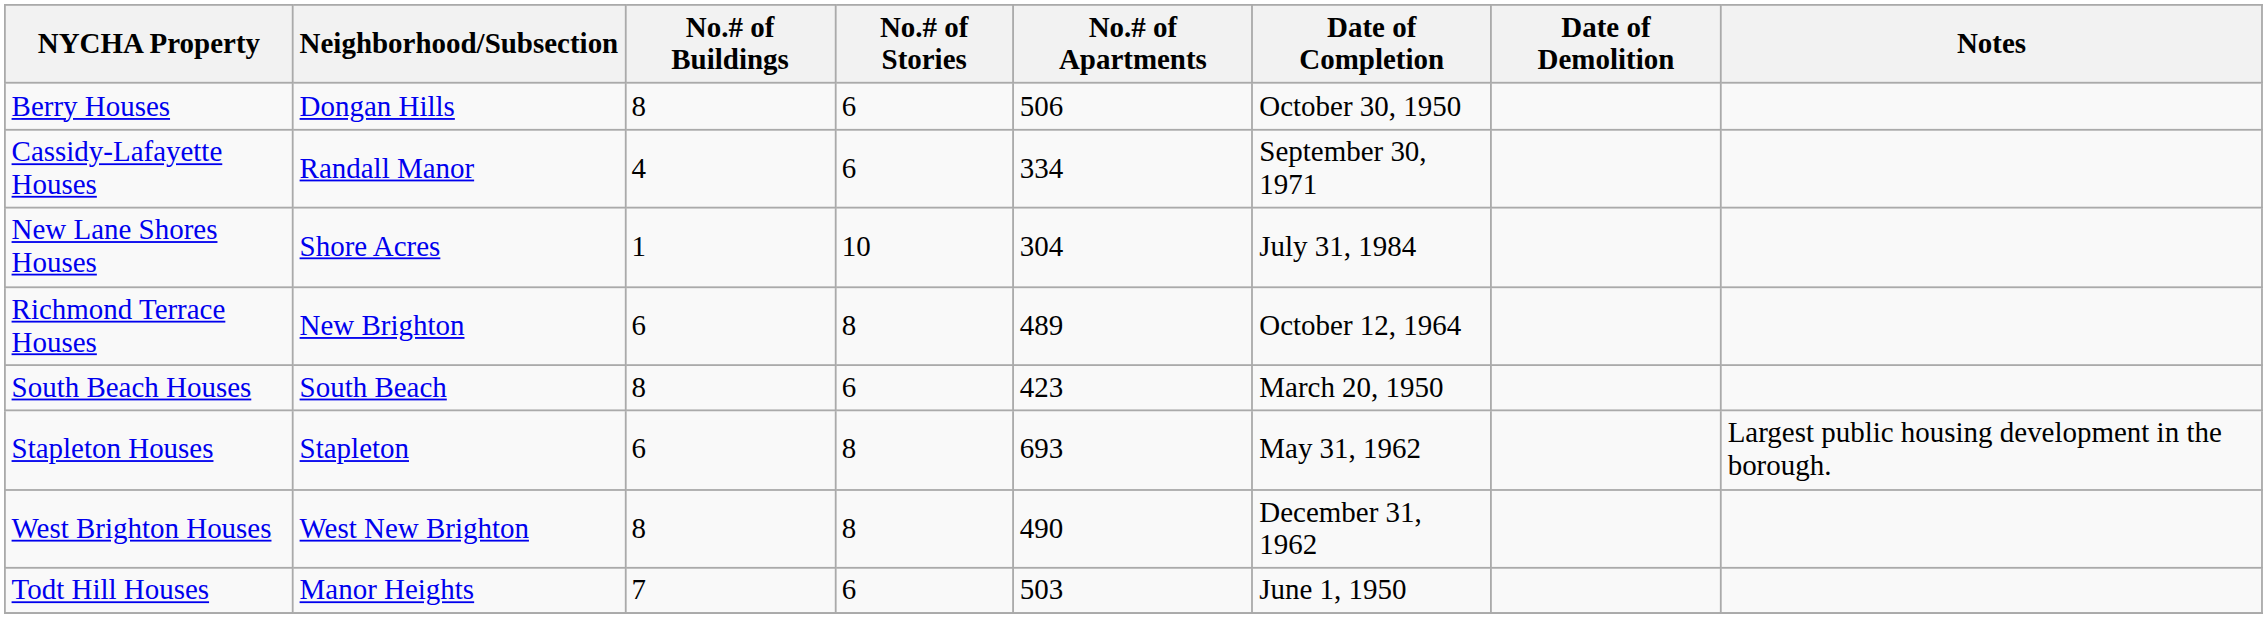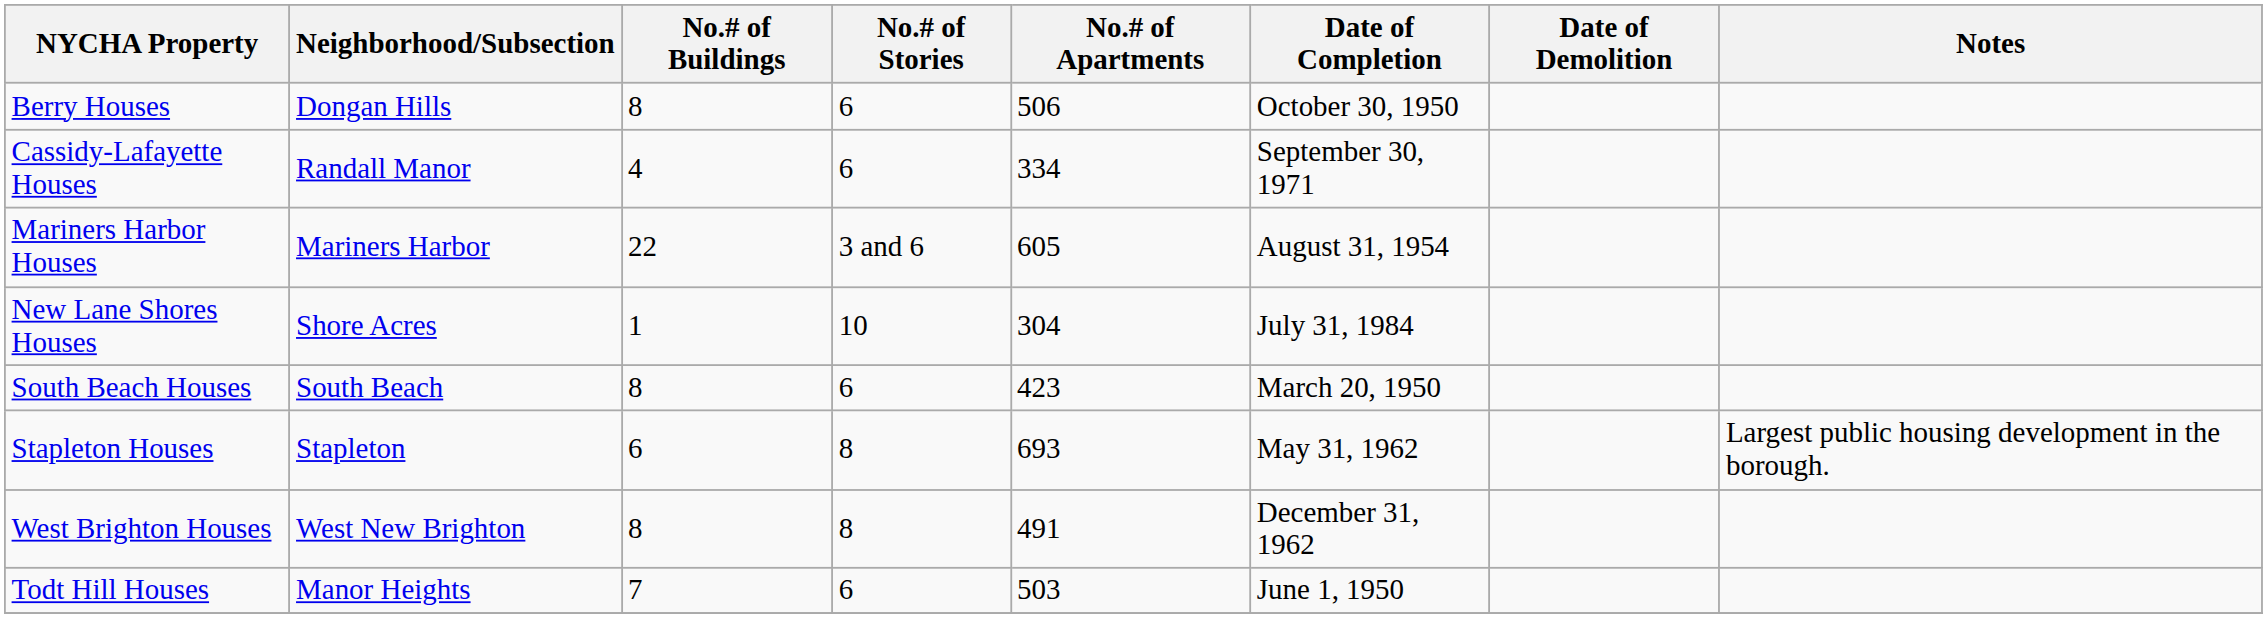+ row: (108, 246)
- row: (118, 325)
(1042, 528) 490 -> (1039, 528) 491
